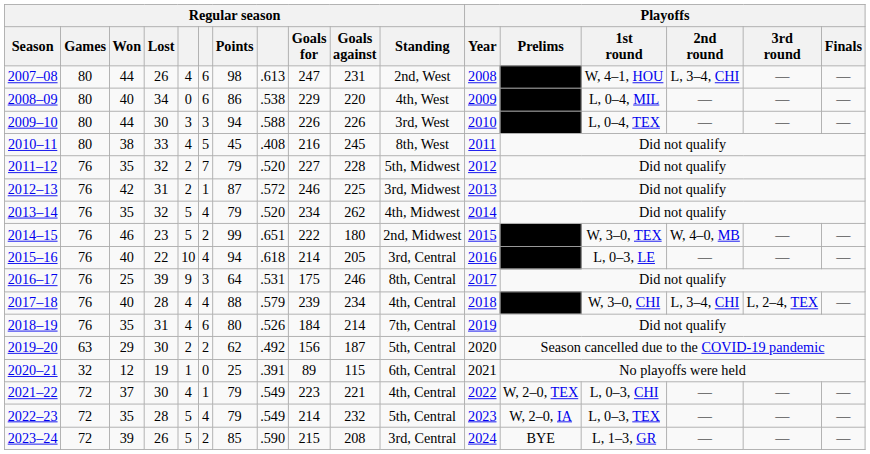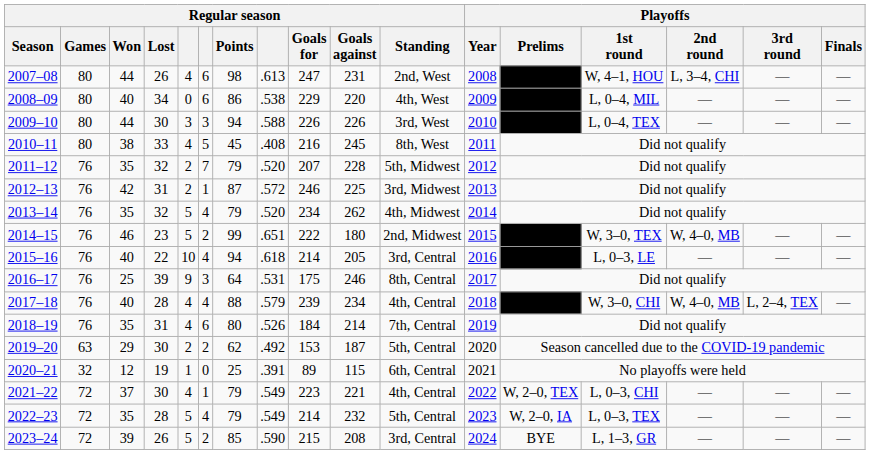(309, 167) 227 -> (309, 167) 207
(705, 302) L, 3–4, CHI -> (705, 302) W, 4–0, MB
(309, 347) 156 -> (309, 347) 153
